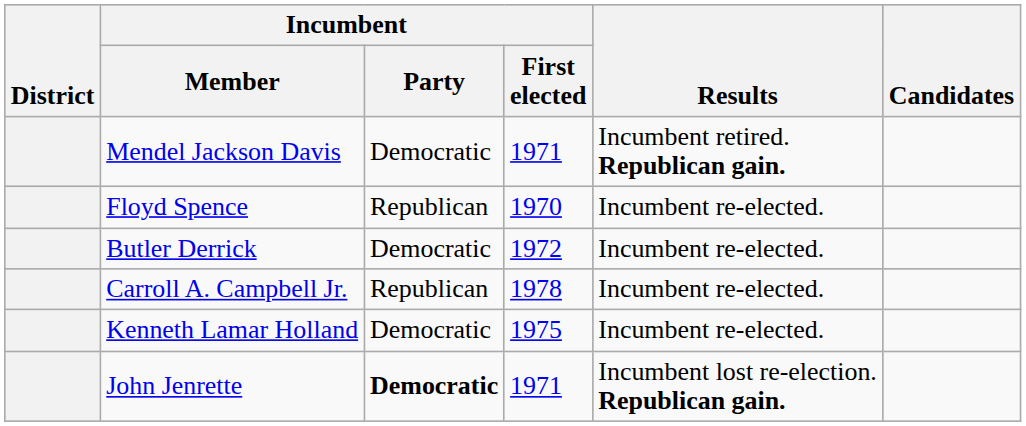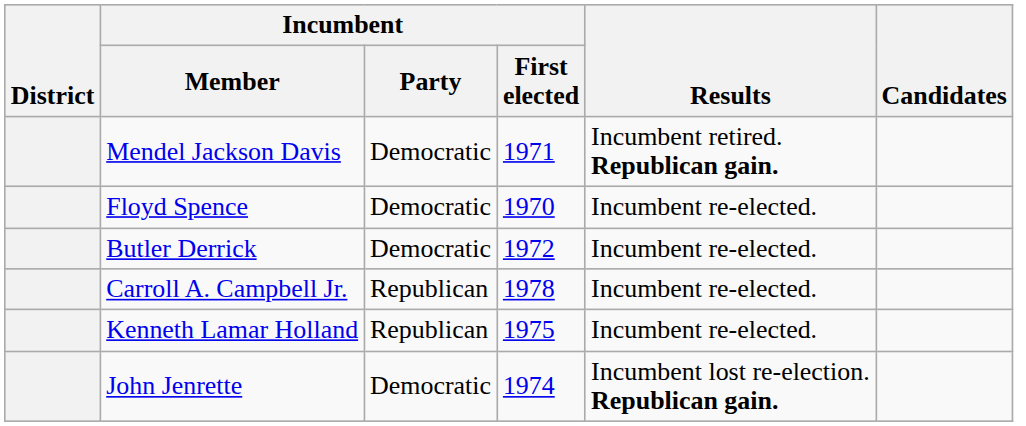(429, 206) Republican -> (431, 206) Democratic
(431, 330) Democratic -> (429, 330) Republican
(434, 385) bold -> (431, 385) normal
(536, 385) 1971 -> (529, 385) 1974
